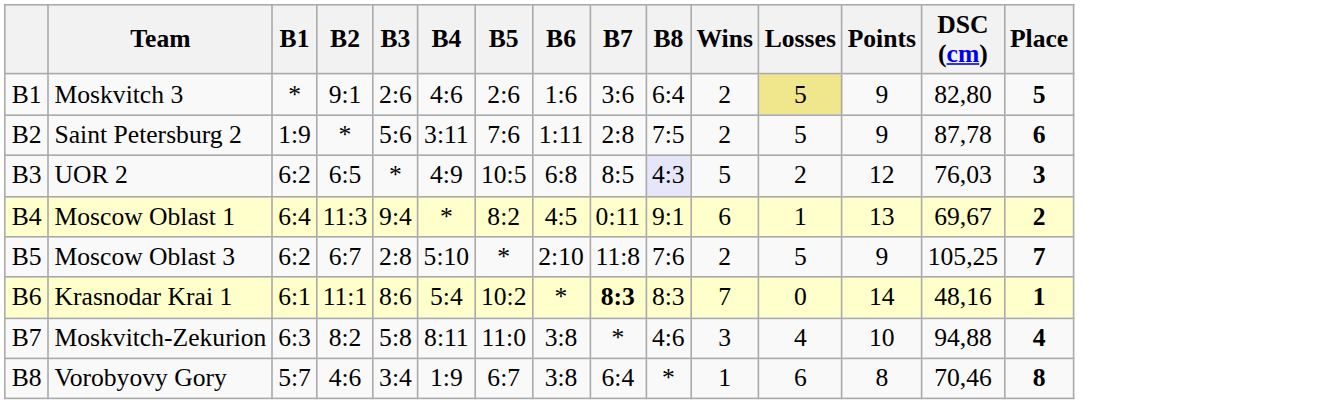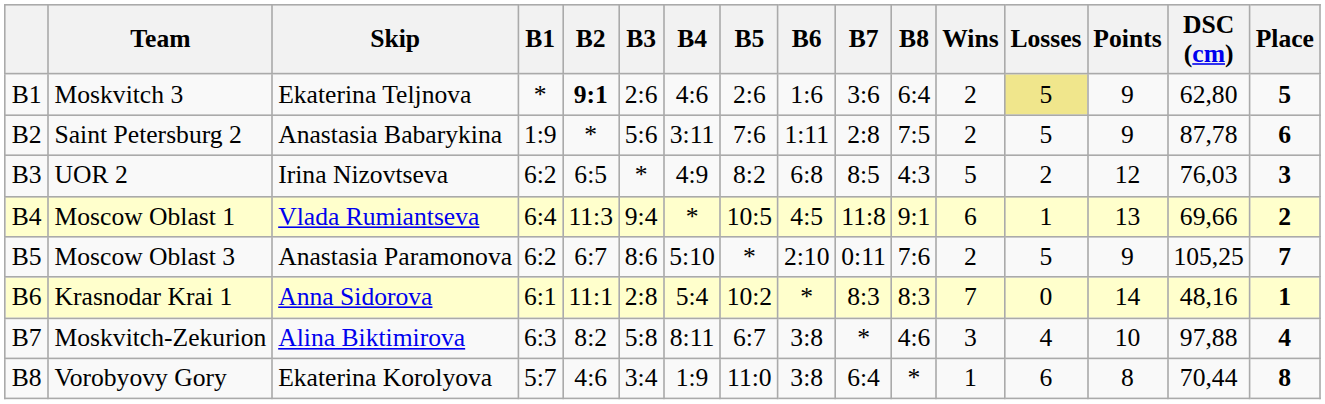+ column: (395, 39)
(345, 94) normal -> (591, 94) bold
(963, 94) 82,80 -> (1209, 94) 62,80
(504, 175) 10:5 -> (749, 175) 8:2
(668, 175) lavender background -> (914, 175) no background
(504, 216) 8:2 -> (749, 216) 10:5
(618, 216) 0:11 -> (864, 216) 11:8
(963, 216) 69,67 -> (1209, 216) 69,66
(395, 256) 2:8 -> (641, 256) 8:6
(618, 256) 11:8 -> (864, 256) 0:11
(395, 297) 8:6 -> (641, 297) 2:8
(618, 297) bold -> (864, 297) normal
(504, 337) 11:0 -> (749, 337) 6:7
(963, 337) 94,88 -> (1209, 337) 97,88
(504, 378) 6:7 -> (749, 378) 11:0
(963, 378) 70,46 -> (1209, 378) 70,44
